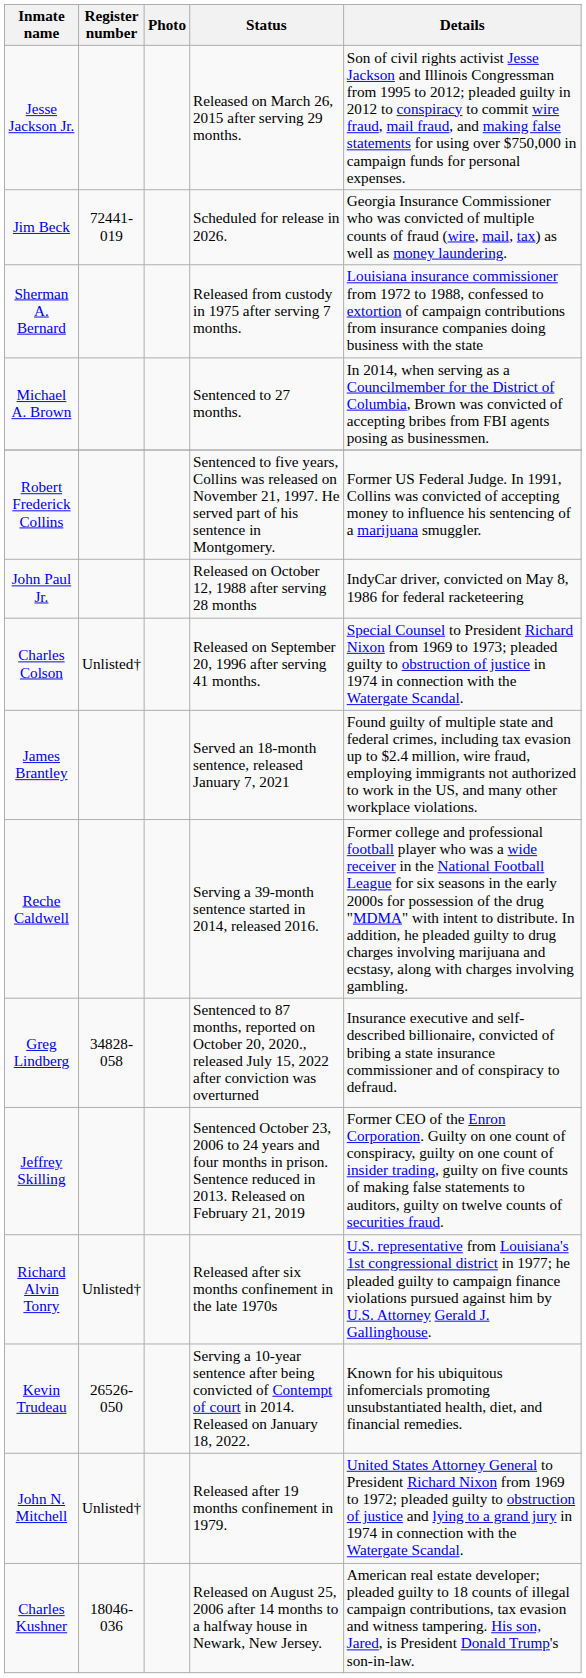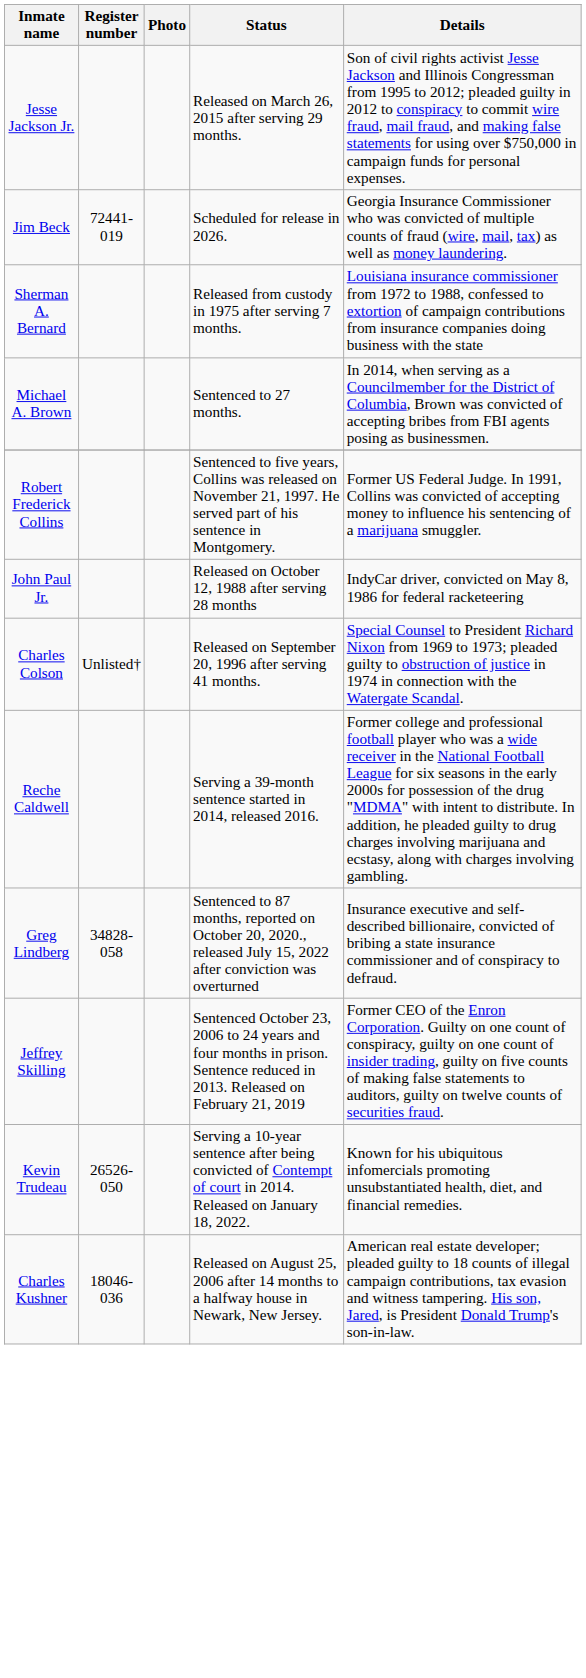- row: (41, 765)
- row: (41, 1289)
- row: (41, 1508)
